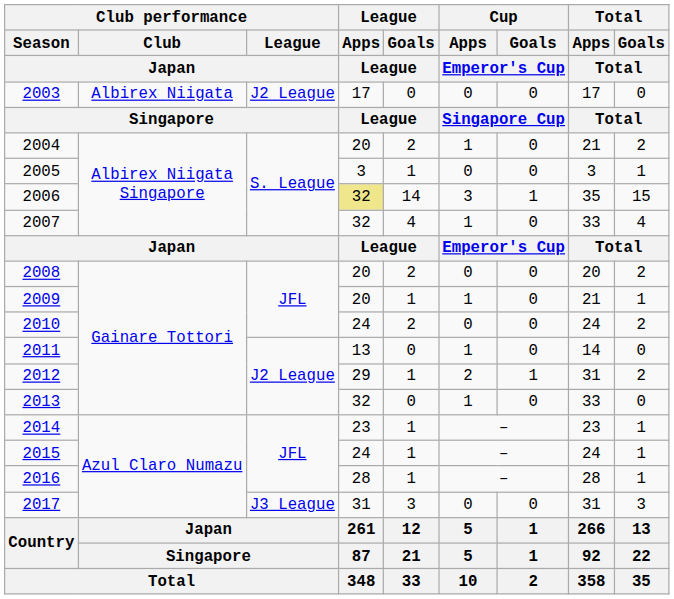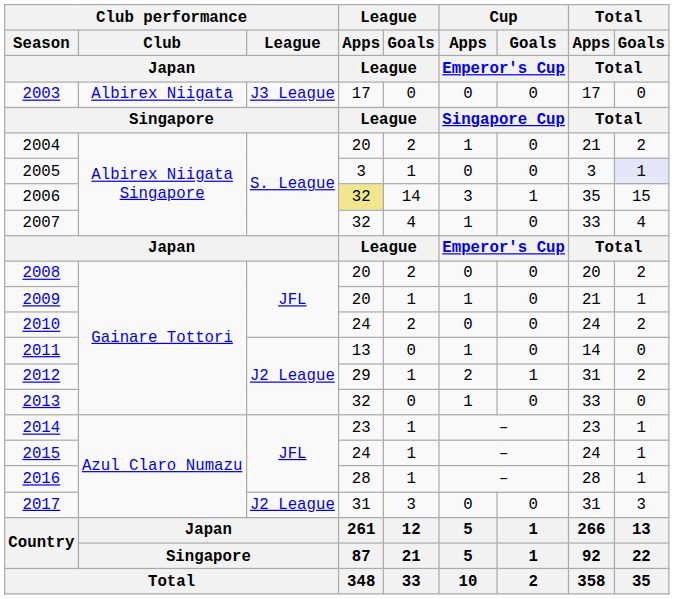(292, 94) J2 League -> (292, 94) J3 League
(641, 171) no background -> (641, 171) lavender background
(292, 505) J3 League -> (292, 505) J2 League
